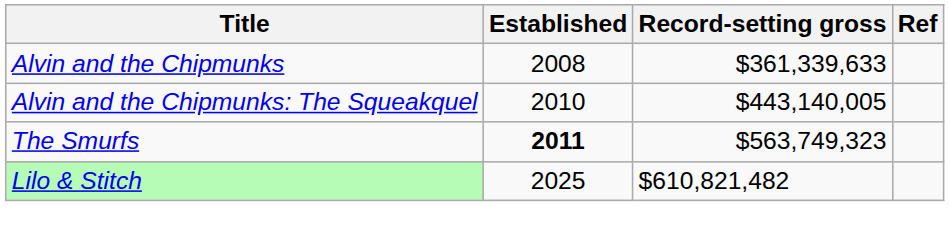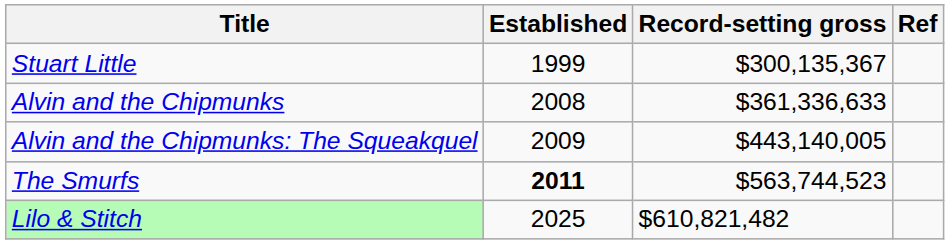+ row: (74, 63)
(811, 63) $361,339,633 -> (811, 102) $361,336,633
(558, 102) 2010 -> (558, 141) 2009
(811, 141) $563,749,323 -> (811, 180) $563,744,523
